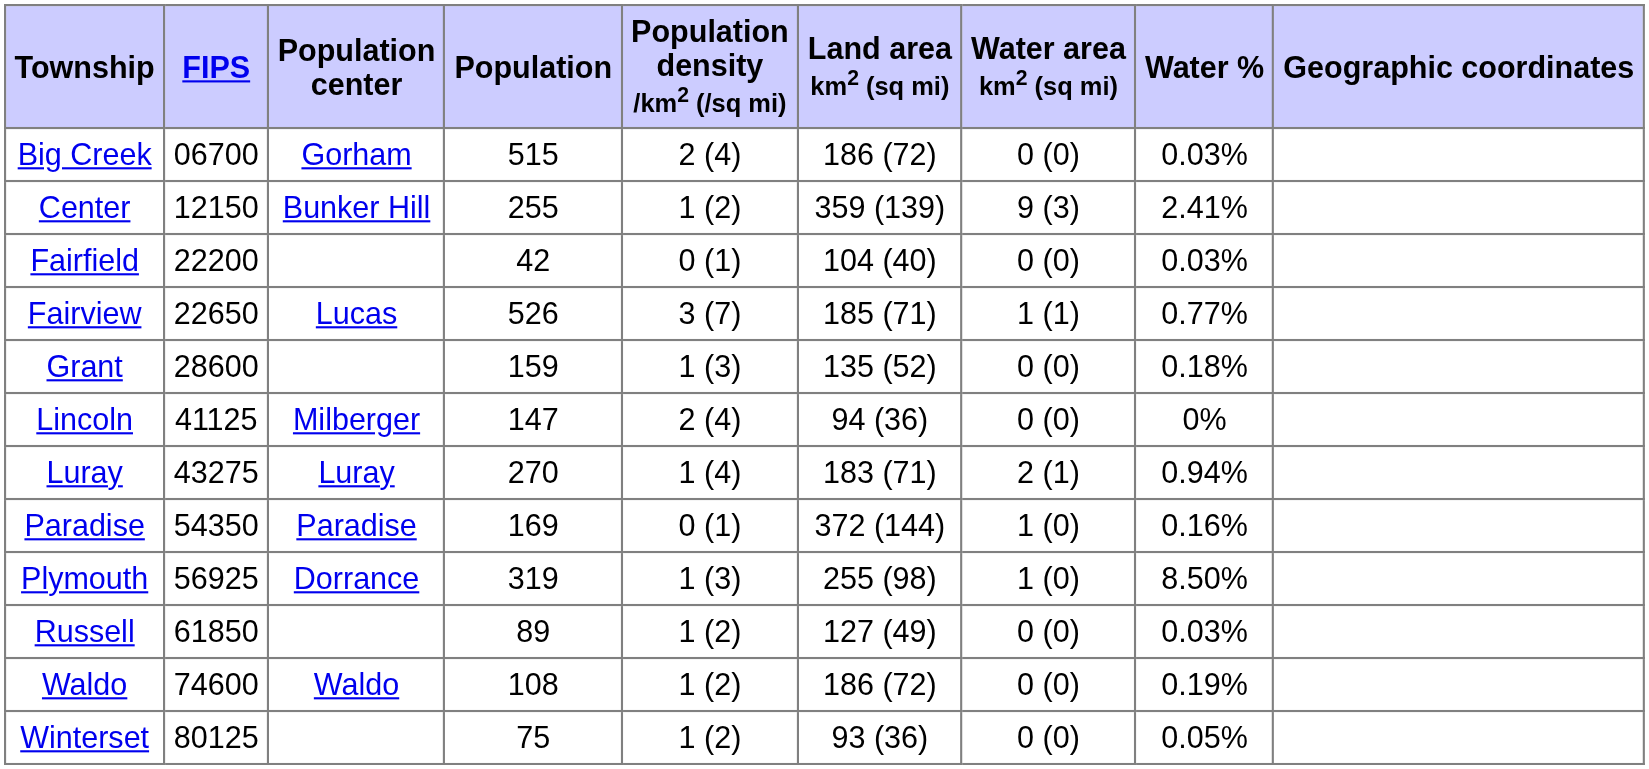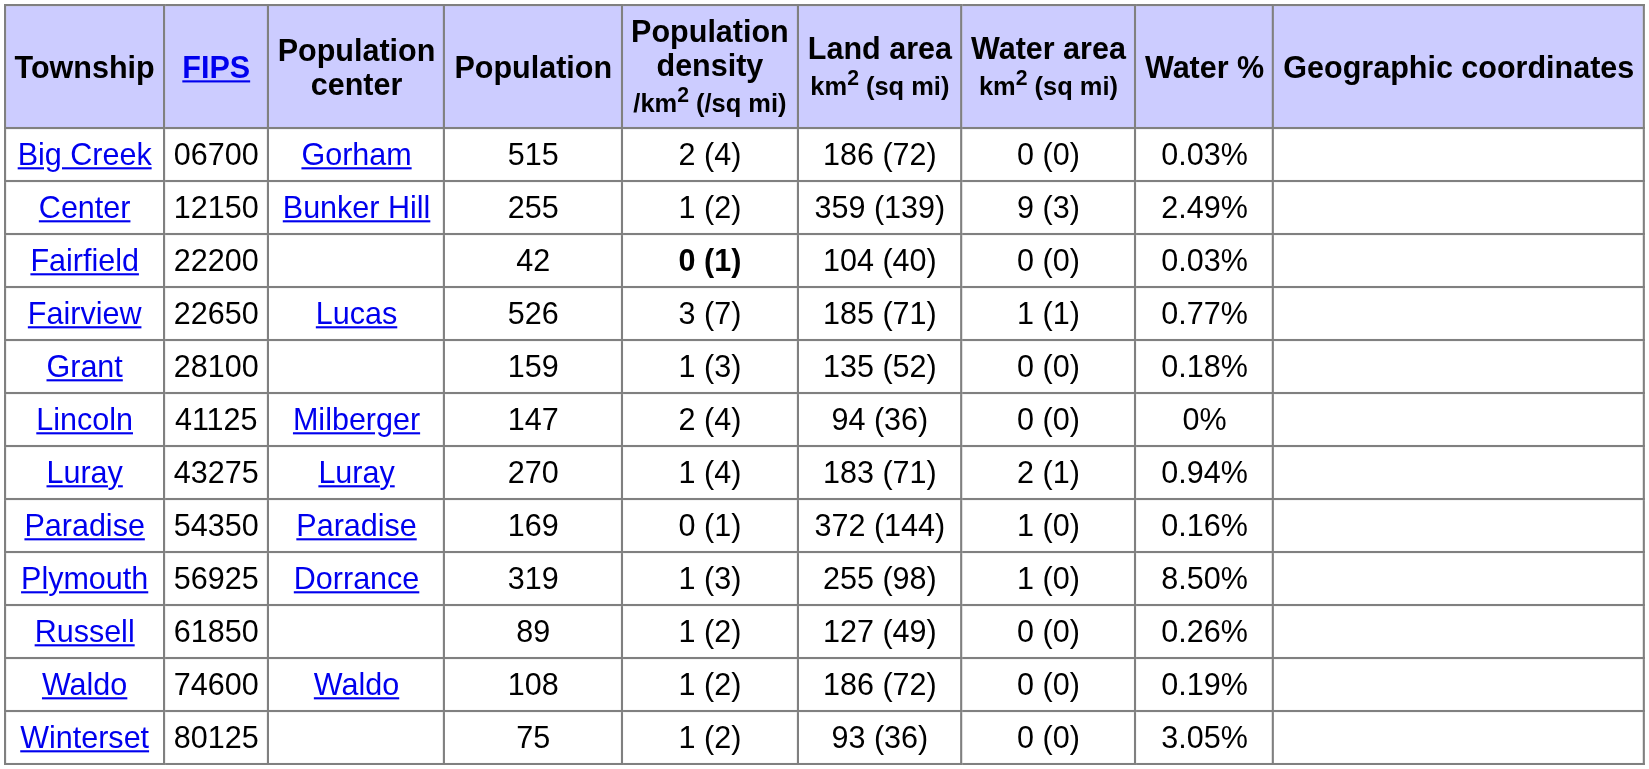(1205, 208) 2.41% -> (1205, 208) 2.49%
(710, 261) normal -> (710, 261) bold
(216, 367) 28600 -> (216, 367) 28100
(1205, 632) 0.03% -> (1205, 632) 0.26%
(1205, 738) 0.05% -> (1205, 738) 3.05%
